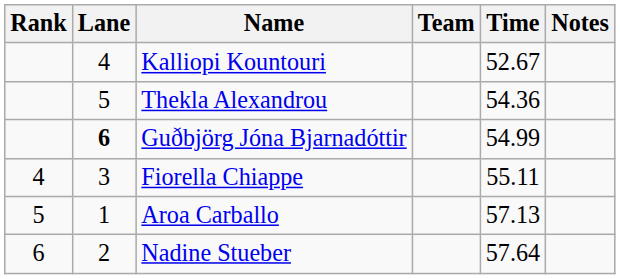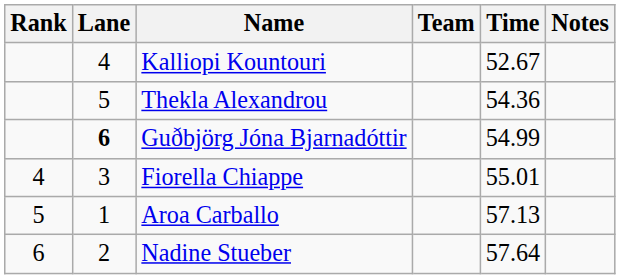(513, 176) 55.11 -> (513, 176) 55.01
